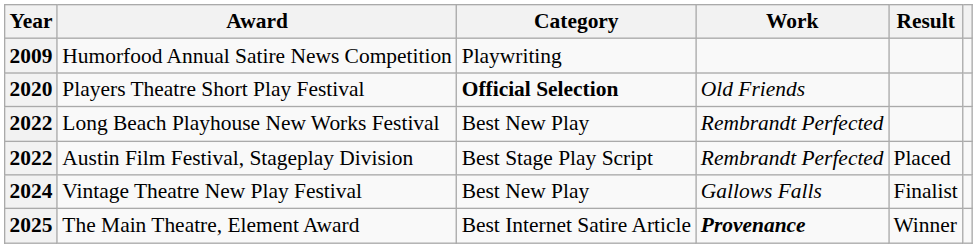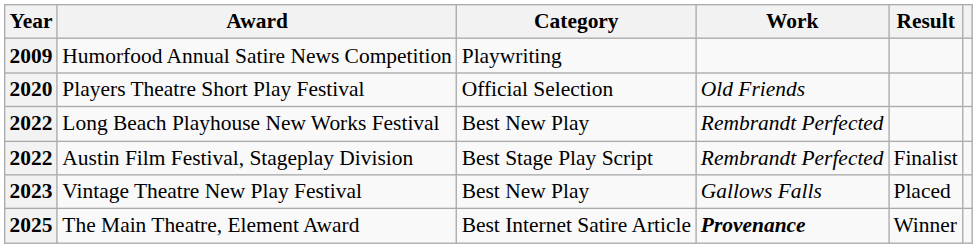(540, 89) bold -> (537, 89) normal
(922, 157) Placed -> (926, 157) Finalist
(31, 191) 2024 -> (31, 191) 2023
(926, 191) Finalist -> (922, 191) Placed
